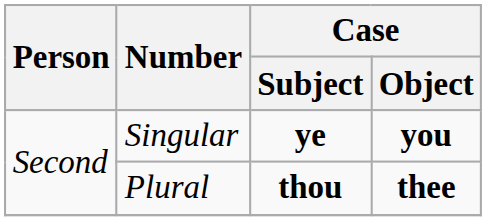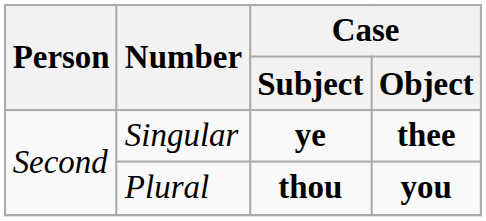(426, 135) you -> (426, 135) thee
(426, 187) thee -> (426, 187) you
